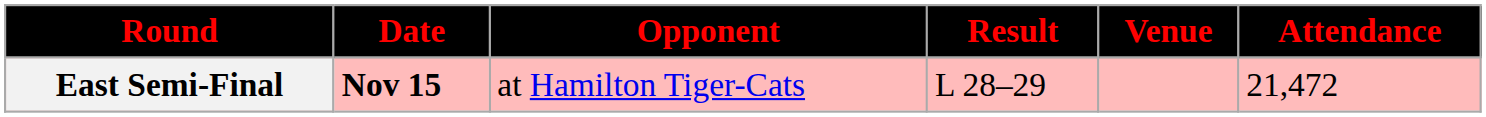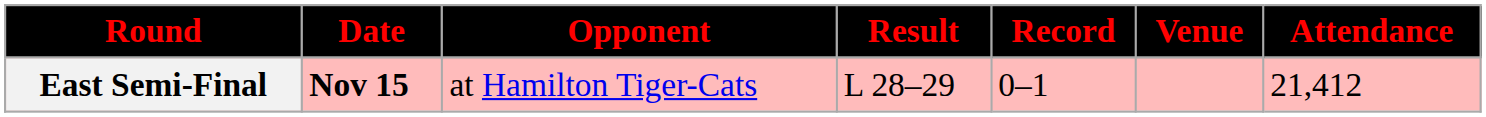+ column: (1063, 31)
(1292, 84) 21,472 -> (1316, 84) 21,412
